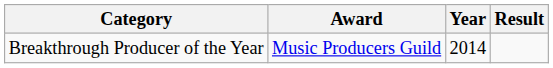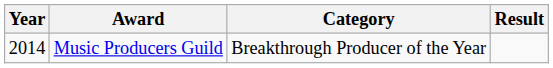columns swapped: (468, 18) <-> (136, 18)
